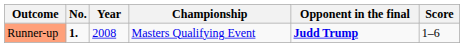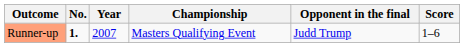(104, 33) 2008 -> (104, 33) 2007
(326, 33) bold -> (322, 33) normal
